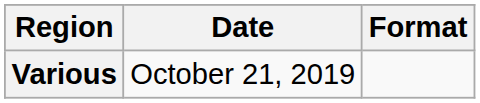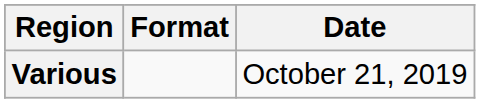columns swapped: (418, 27) <-> (243, 27)
